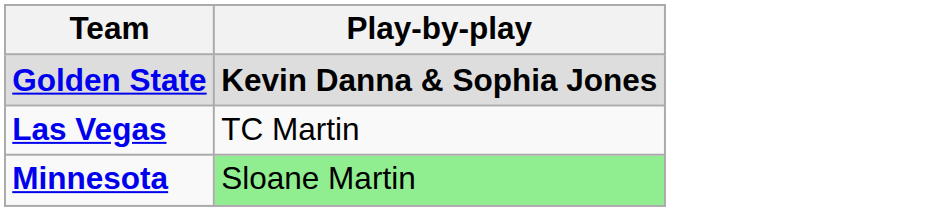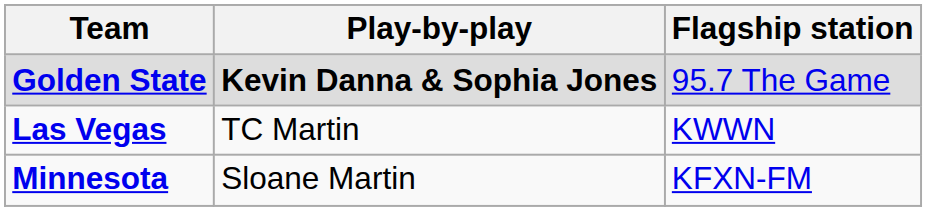+ column: (793, 29)
(318, 179) lightgreen background -> (318, 179) no background
